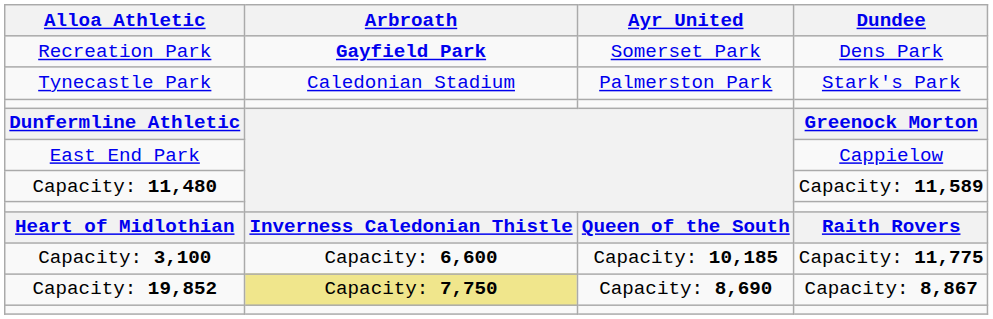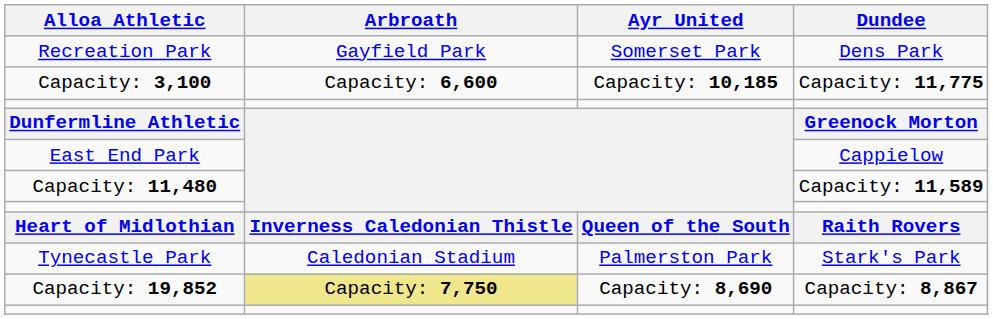(411, 52) bold -> (411, 52) normal
rows swapped: (125, 258) <-> (125, 83)
